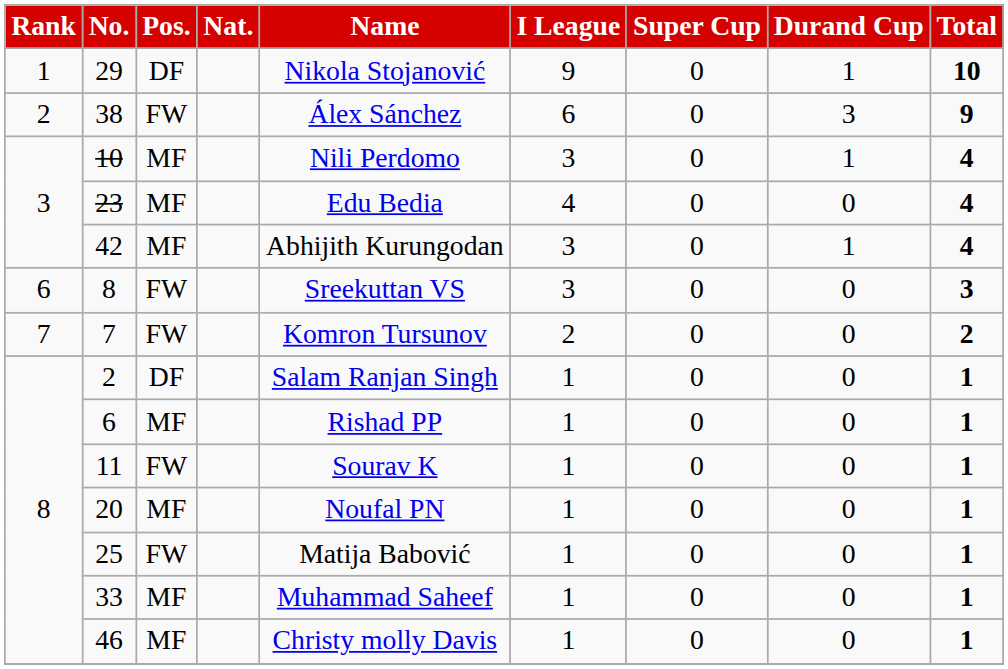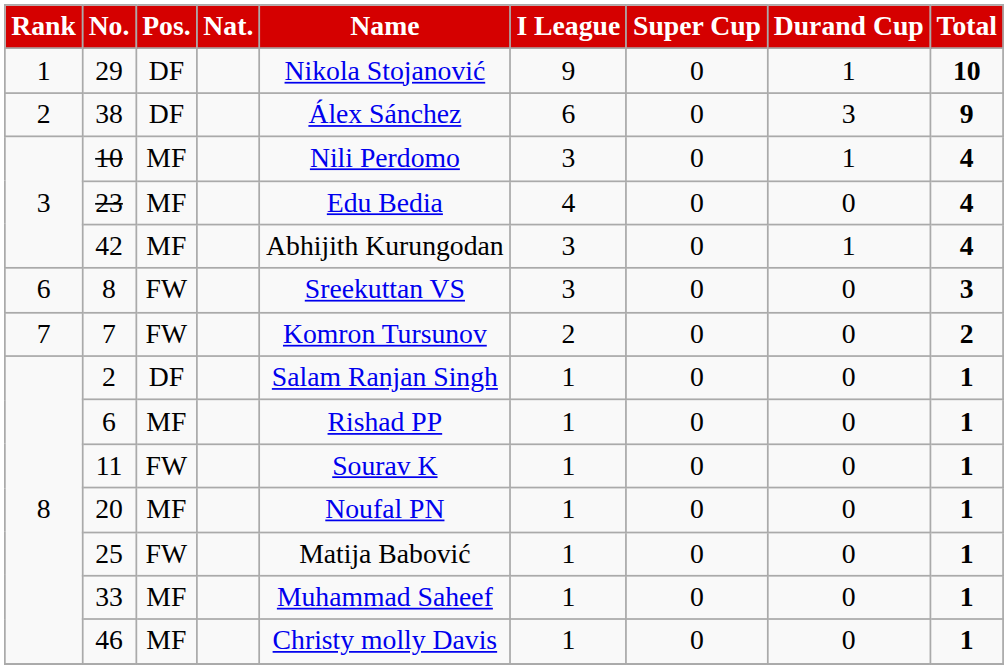(166, 114) FW -> (166, 114) DF
